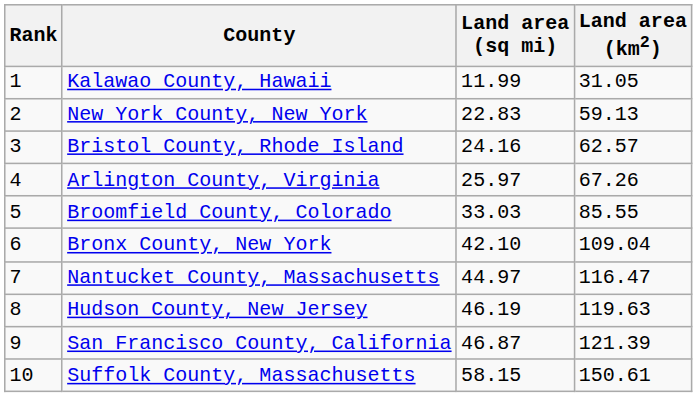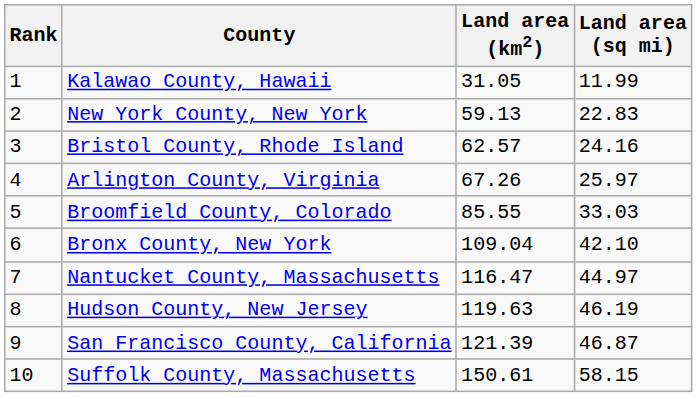columns swapped: (515, 35) <-> (633, 35)
